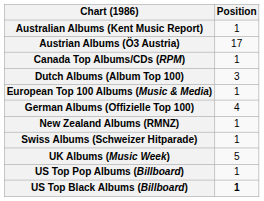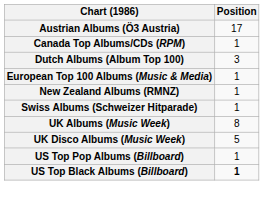- row: (109, 28)
- row: (109, 108)
(237, 156) 5 -> (237, 124) 8
+ row: (109, 140)
